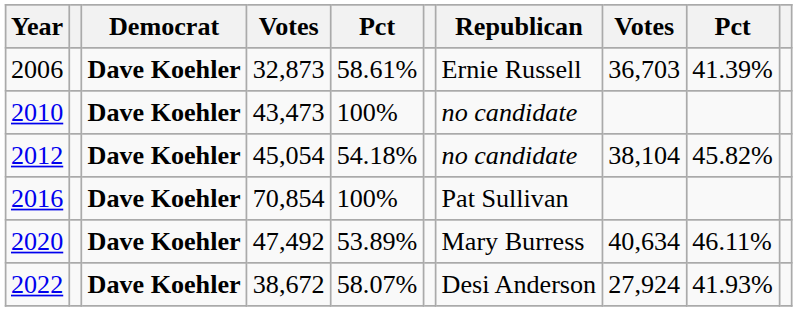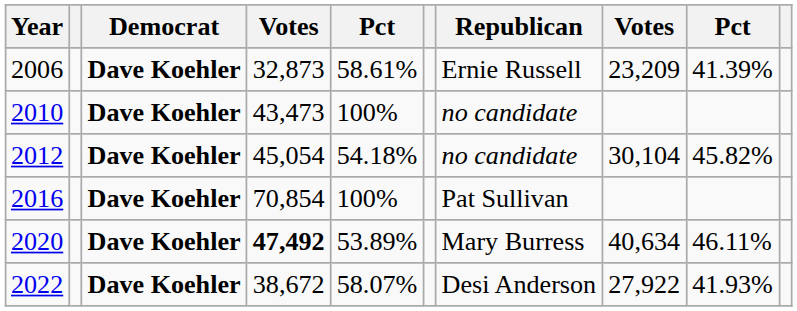(644, 69) 36,703 -> (644, 69) 23,209
(644, 155) 38,104 -> (644, 155) 30,104
(289, 241) normal -> (289, 241) bold
(644, 284) 27,924 -> (644, 284) 27,922
